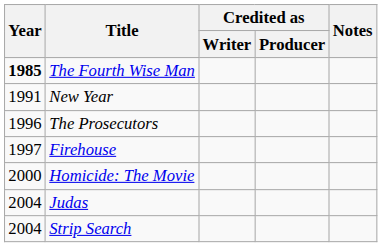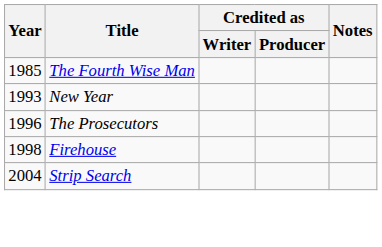(25, 70) bold -> (25, 70) normal
(25, 96) 1991 -> (25, 96) 1993
(25, 149) 1997 -> (25, 149) 1998
- row: (122, 176)
- row: (69, 202)
